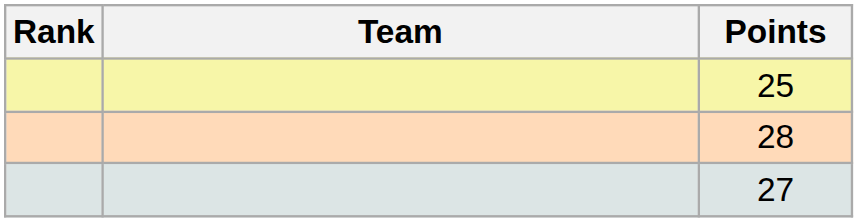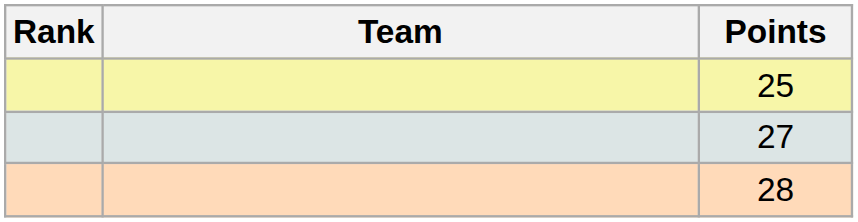rows swapped: (776, 190) <-> (776, 138)
